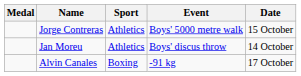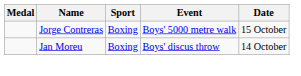(126, 29) Athletics -> (123, 29) Boxing
(126, 46) Athletics -> (123, 46) Boxing
- row: (68, 63)
